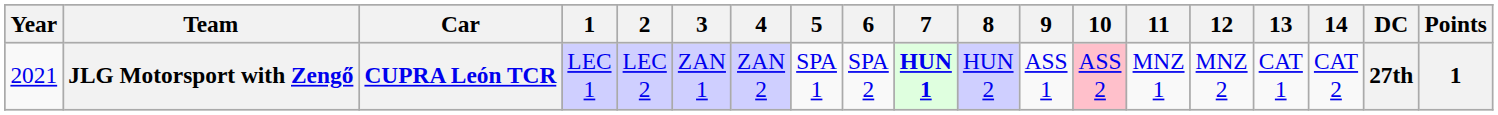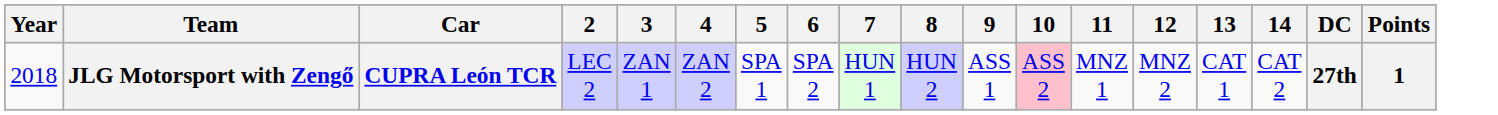- column: (589, 23)
(34, 75) 2021 -> (34, 75) 2018
(926, 75) bold -> (870, 75) normal
